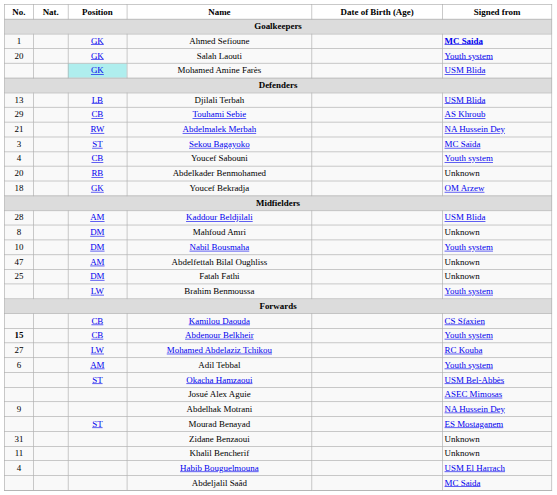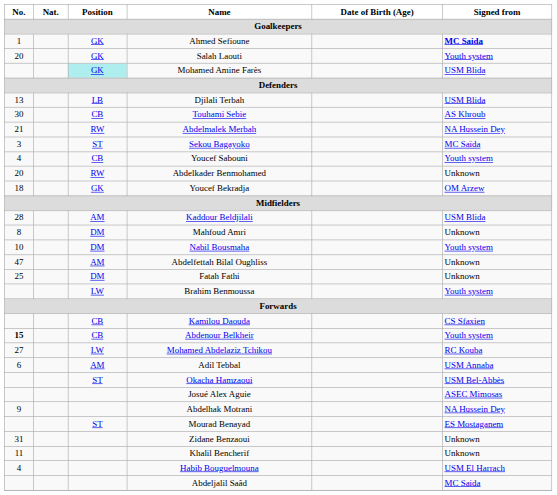(19, 115) 29 -> (19, 115) 30
(97, 174) RB -> (97, 174) RW
(469, 365) Youth system -> (469, 365) USM Annaba
